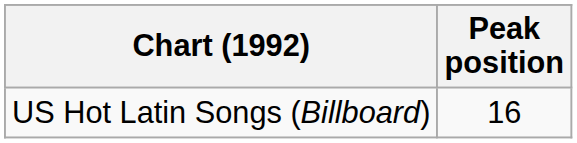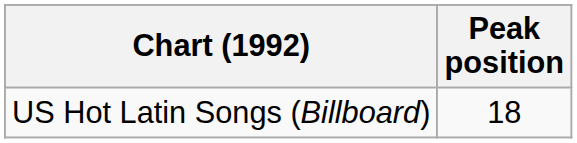(504, 112) 16 -> (504, 112) 18
